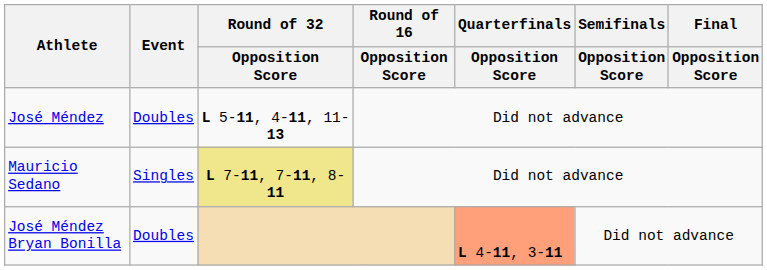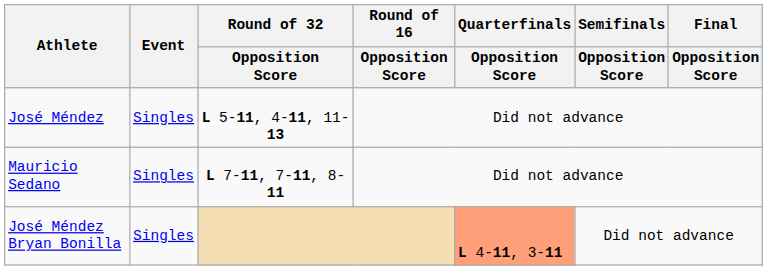(164, 117) Doubles -> (164, 117) Singles
(276, 185) khaki background -> (276, 185) no background
(164, 236) Doubles -> (164, 236) Singles
